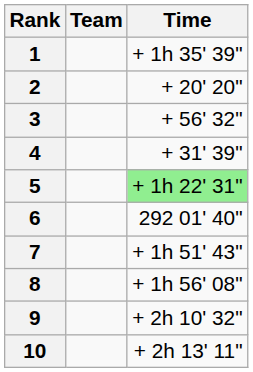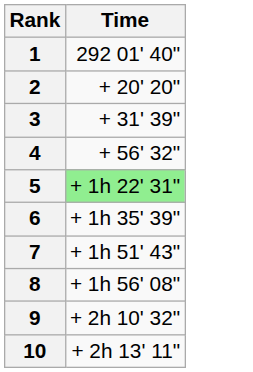- column: (96, 20)
(187, 53) + 1h 35' 39" -> (128, 53) 292 01' 40"
(202, 119) + 56' 32" -> (139, 119) + 31' 39"
(202, 152) + 31' 39" -> (139, 152) + 56' 32"
(191, 218) 292 01' 40" -> (125, 218) + 1h 35' 39"
